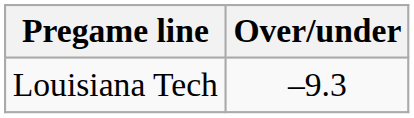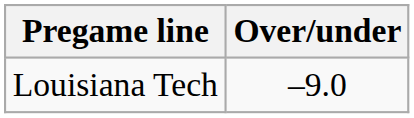(317, 84) –9.3 -> (317, 84) –9.0
